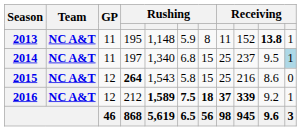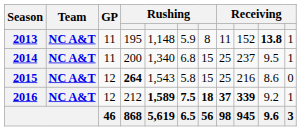(133, 58) 197 -> (133, 58) 200
(291, 58) lightblue background -> (291, 58) no background
